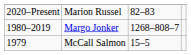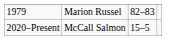(33, 12) 2020–Present -> (16, 12) 1979
- row: (91, 27)
(16, 43) 1979 -> (33, 27) 2020–Present
